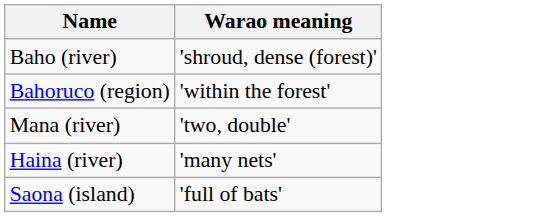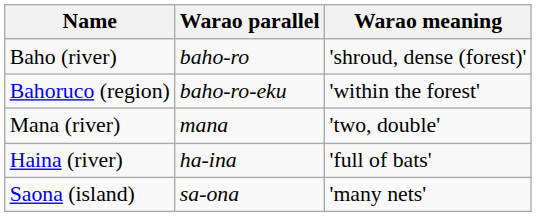+ column: (250, 21)
(228, 159) 'many nets' -> (381, 159) 'full of bats'
(231, 194) 'full of bats' -> (378, 194) 'many nets'
